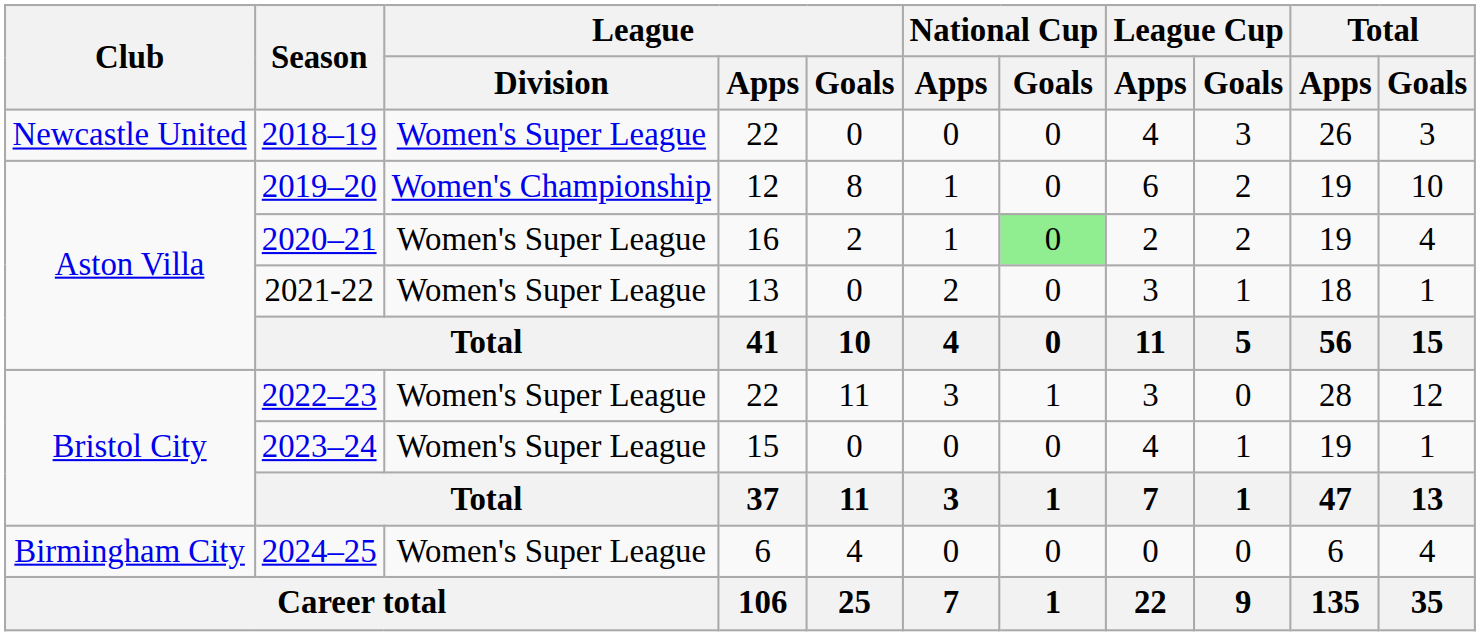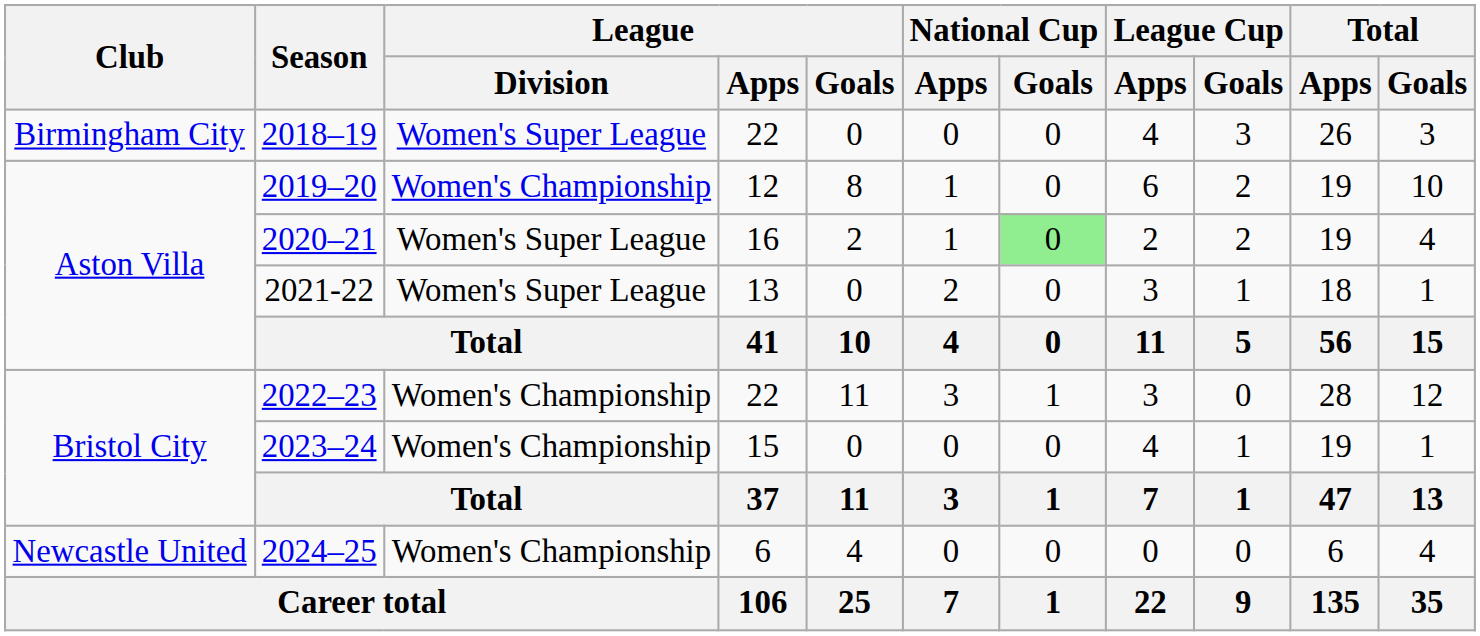(130, 134) Newcastle United -> (130, 134) Birmingham City
(551, 394) Women's Super League -> (551, 394) Women's Championship
(551, 446) Women's Super League -> (551, 446) Women's Championship
(130, 550) Birmingham City -> (130, 550) Newcastle United
(551, 550) Women's Super League -> (551, 550) Women's Championship
